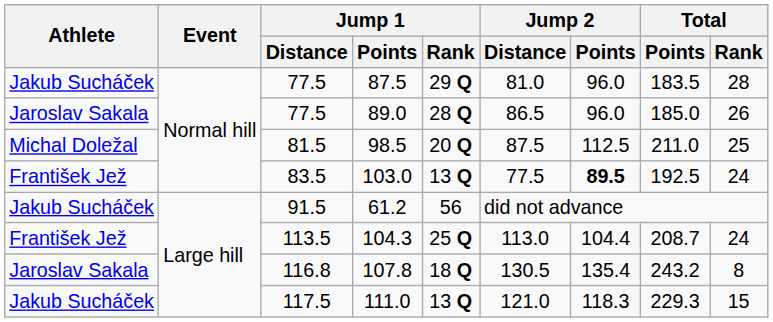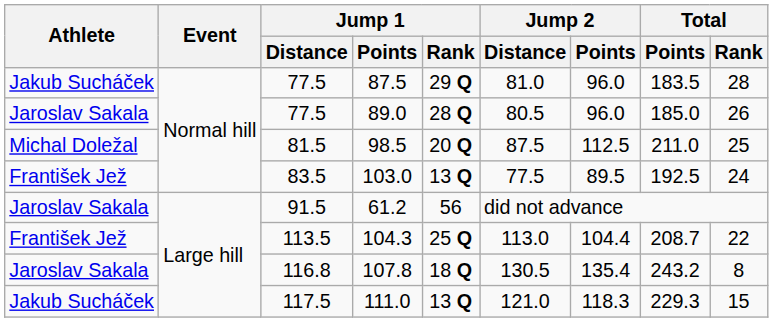(525, 114) 86.5 -> (525, 114) 80.5
(606, 176) bold -> (606, 176) normal
(82, 208) Jakub Sucháček -> (79, 208) Jaroslav Sakala
(739, 239) 24 -> (739, 239) 22
